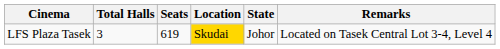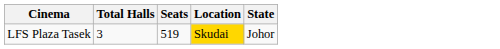- column: (386, 14)
(170, 34) 619 -> (170, 34) 519
